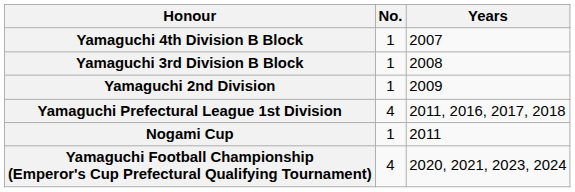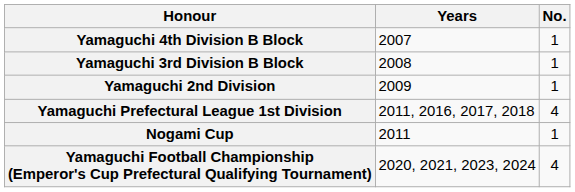columns swapped: (390, 16) <-> (488, 16)
